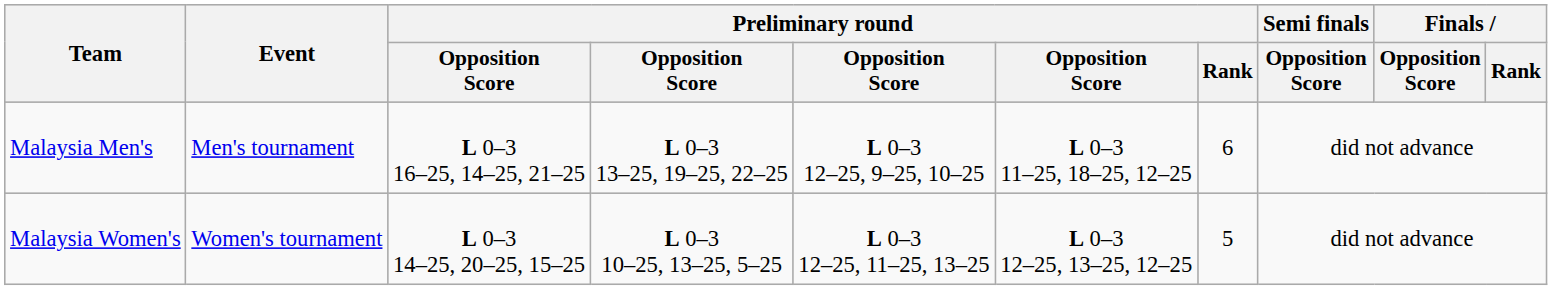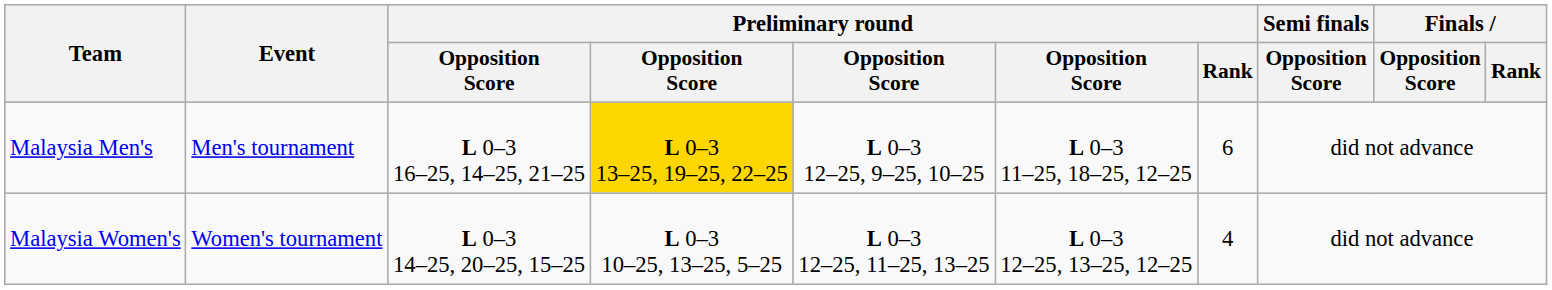(692, 161) no background -> (692, 161) gold background
(1228, 238) 5 -> (1228, 238) 4
